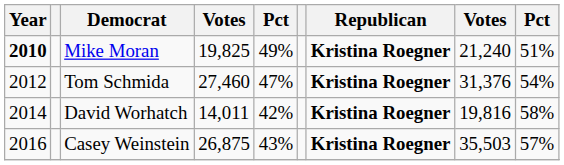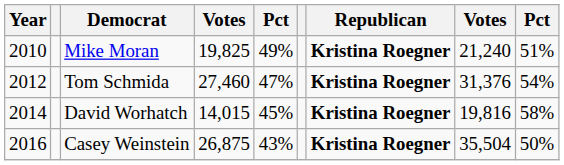(28, 51) bold -> (28, 51) normal
(224, 113) 14,011 -> (224, 113) 14,015
(276, 113) 42% -> (276, 113) 45%
(485, 144) 35,503 -> (485, 144) 35,504
(537, 144) 57% -> (537, 144) 50%
